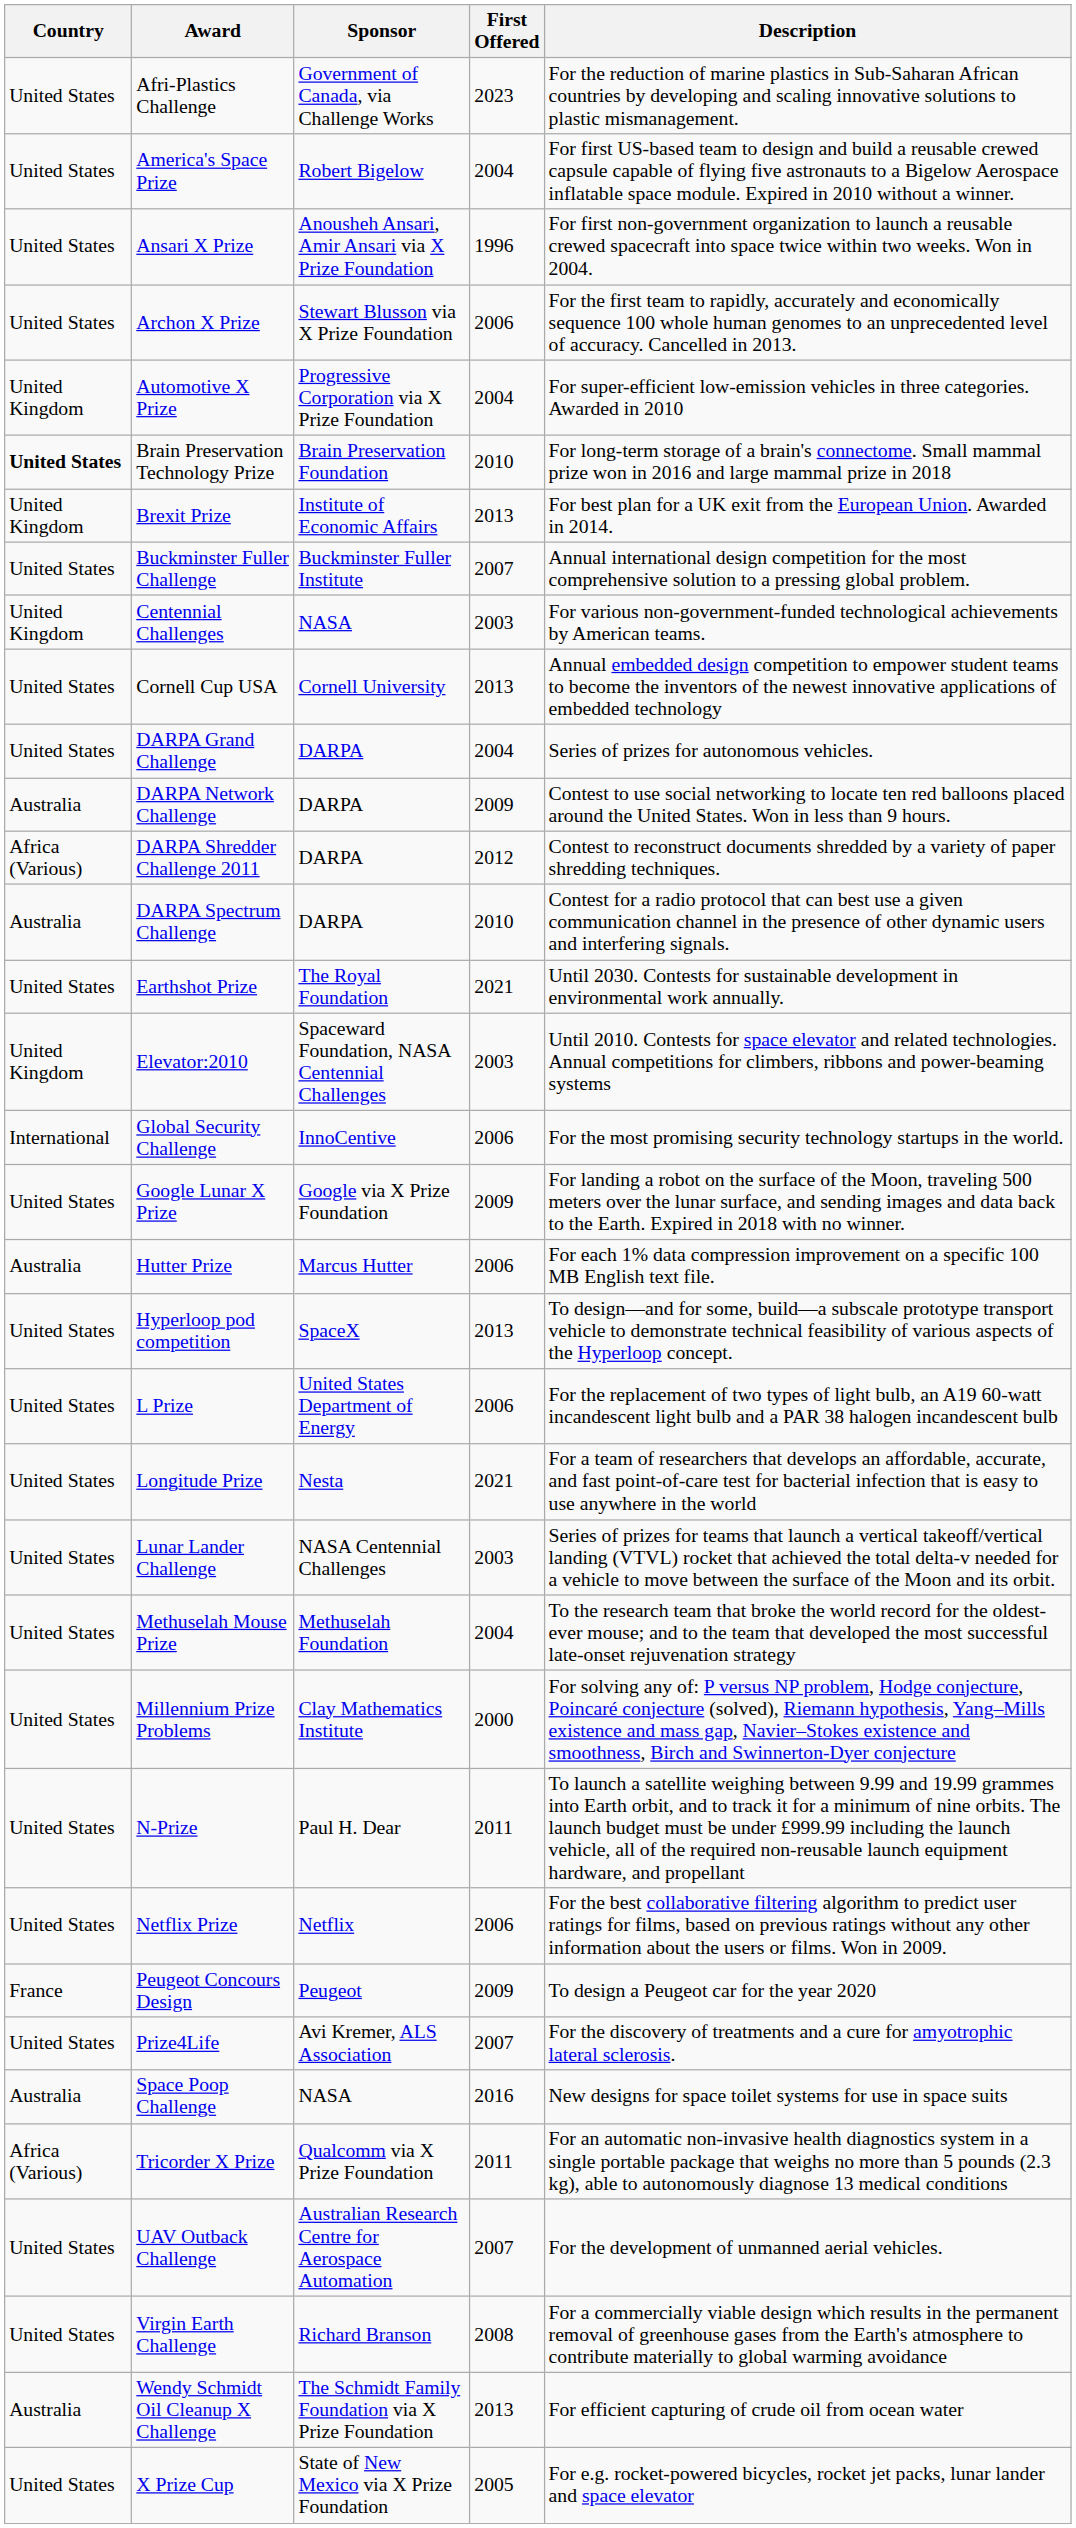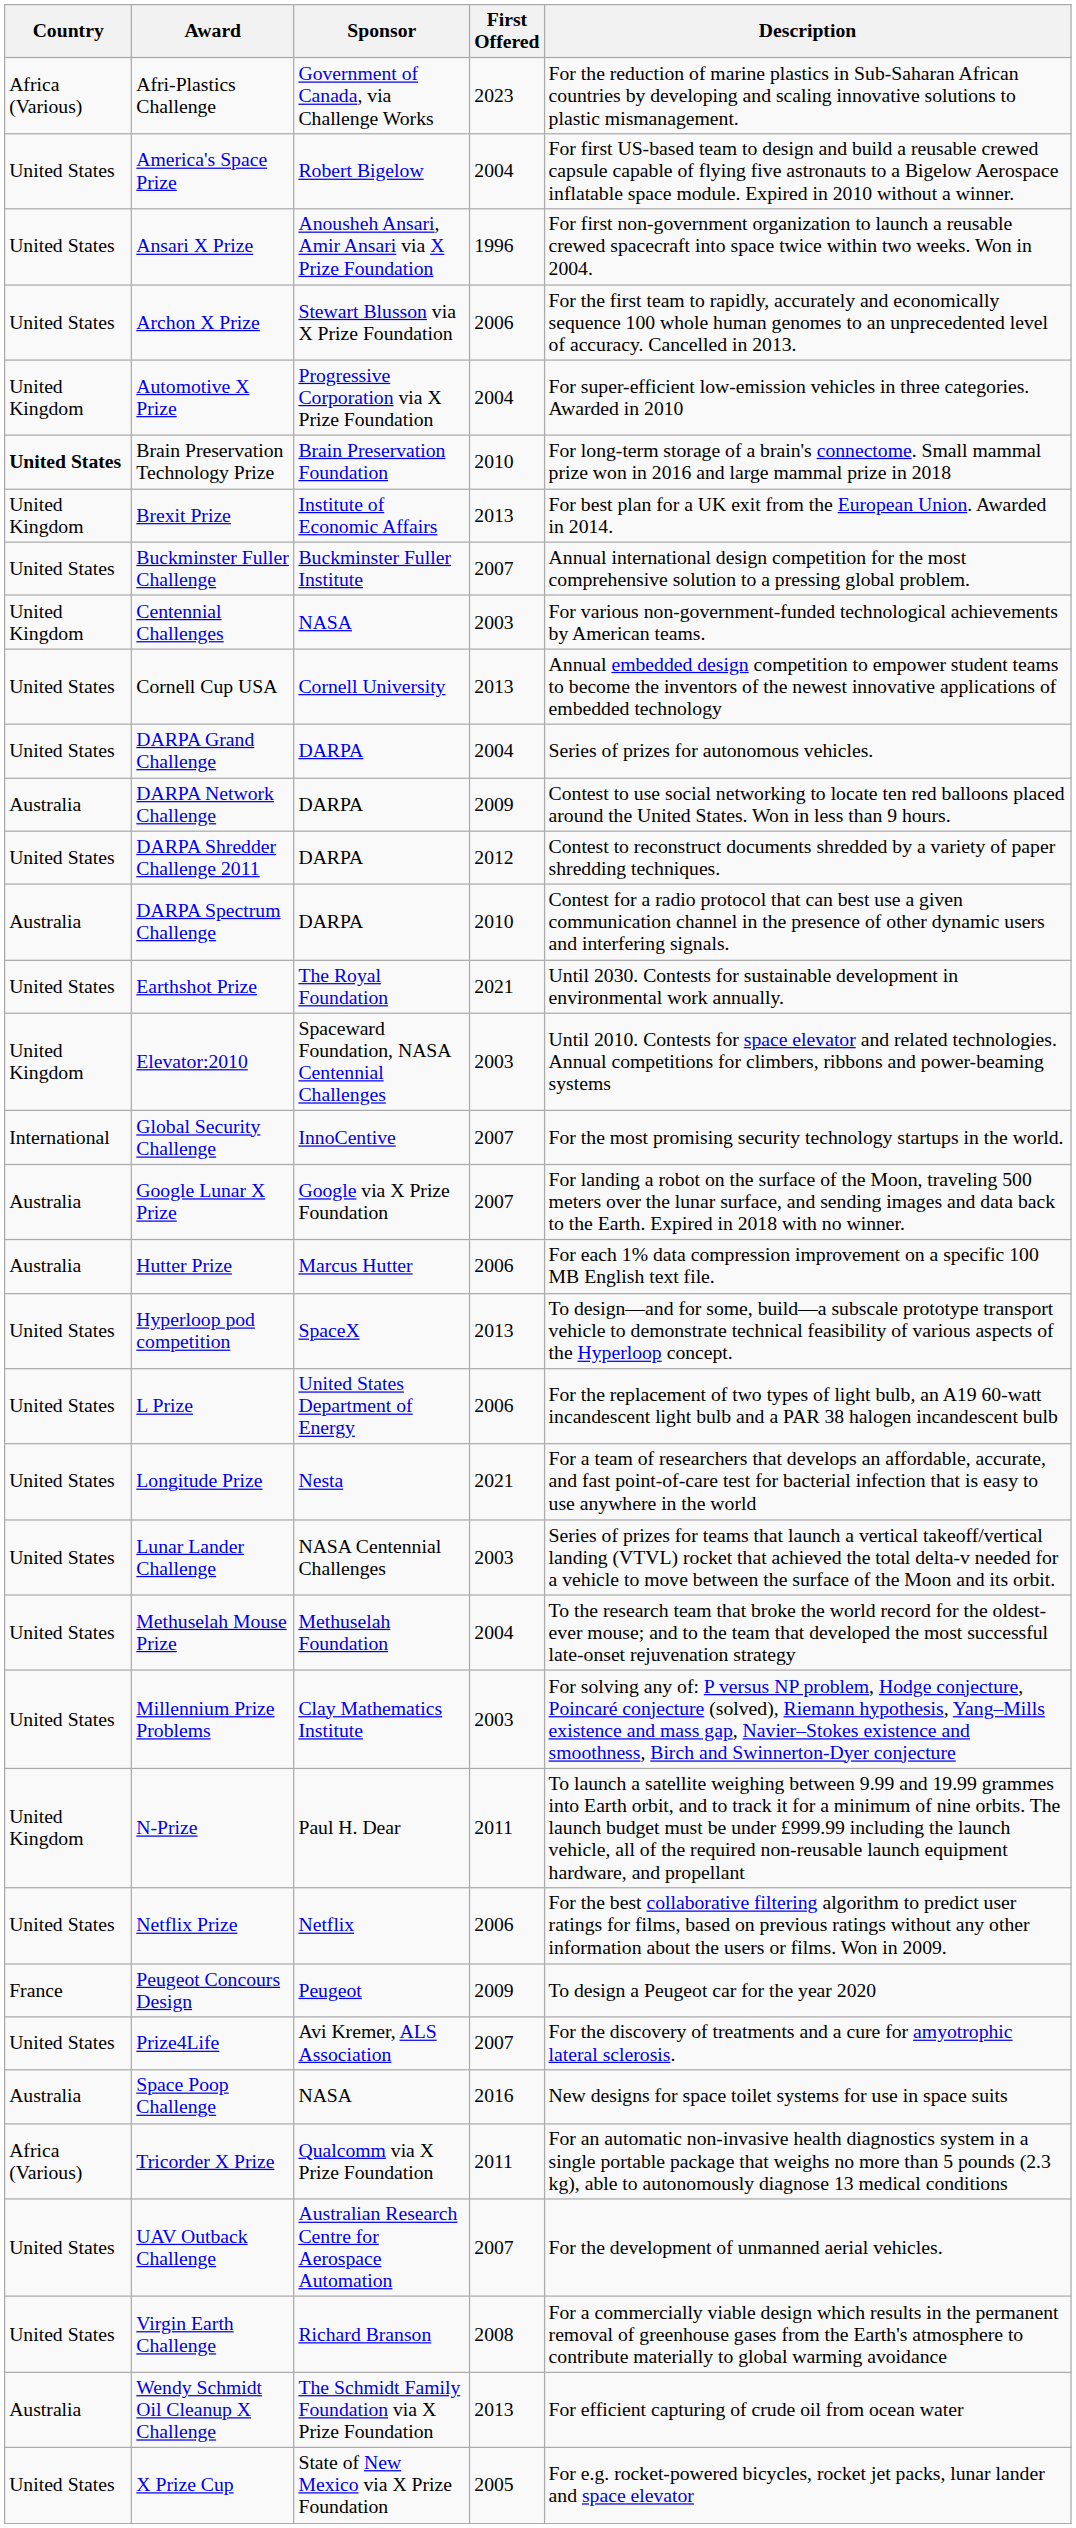(62, 95) United States -> (46, 95) Africa (Various)
(46, 857) Africa (Various) -> (62, 857) United States
(494, 1137) 2006 -> (494, 1137) 2007
(62, 1201) United States -> (45, 1201) Australia
(494, 1201) 2009 -> (494, 1201) 2007
(494, 1719) 2000 -> (494, 1719) 2003
(62, 1827) United States -> (46, 1827) United Kingdom
